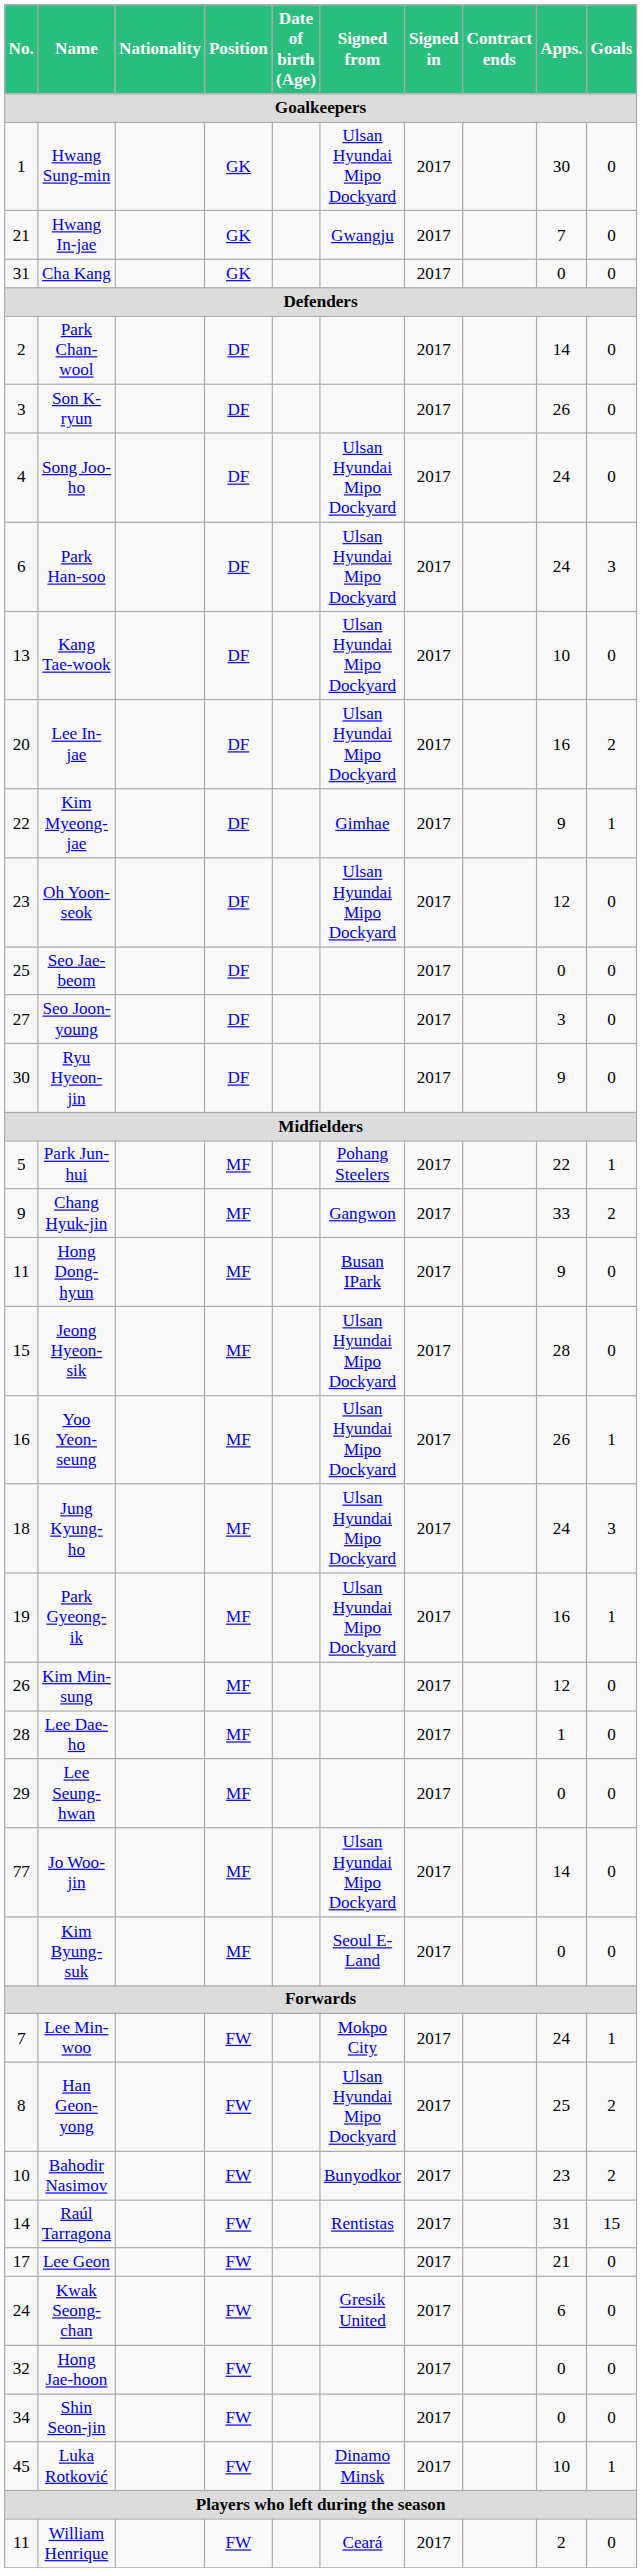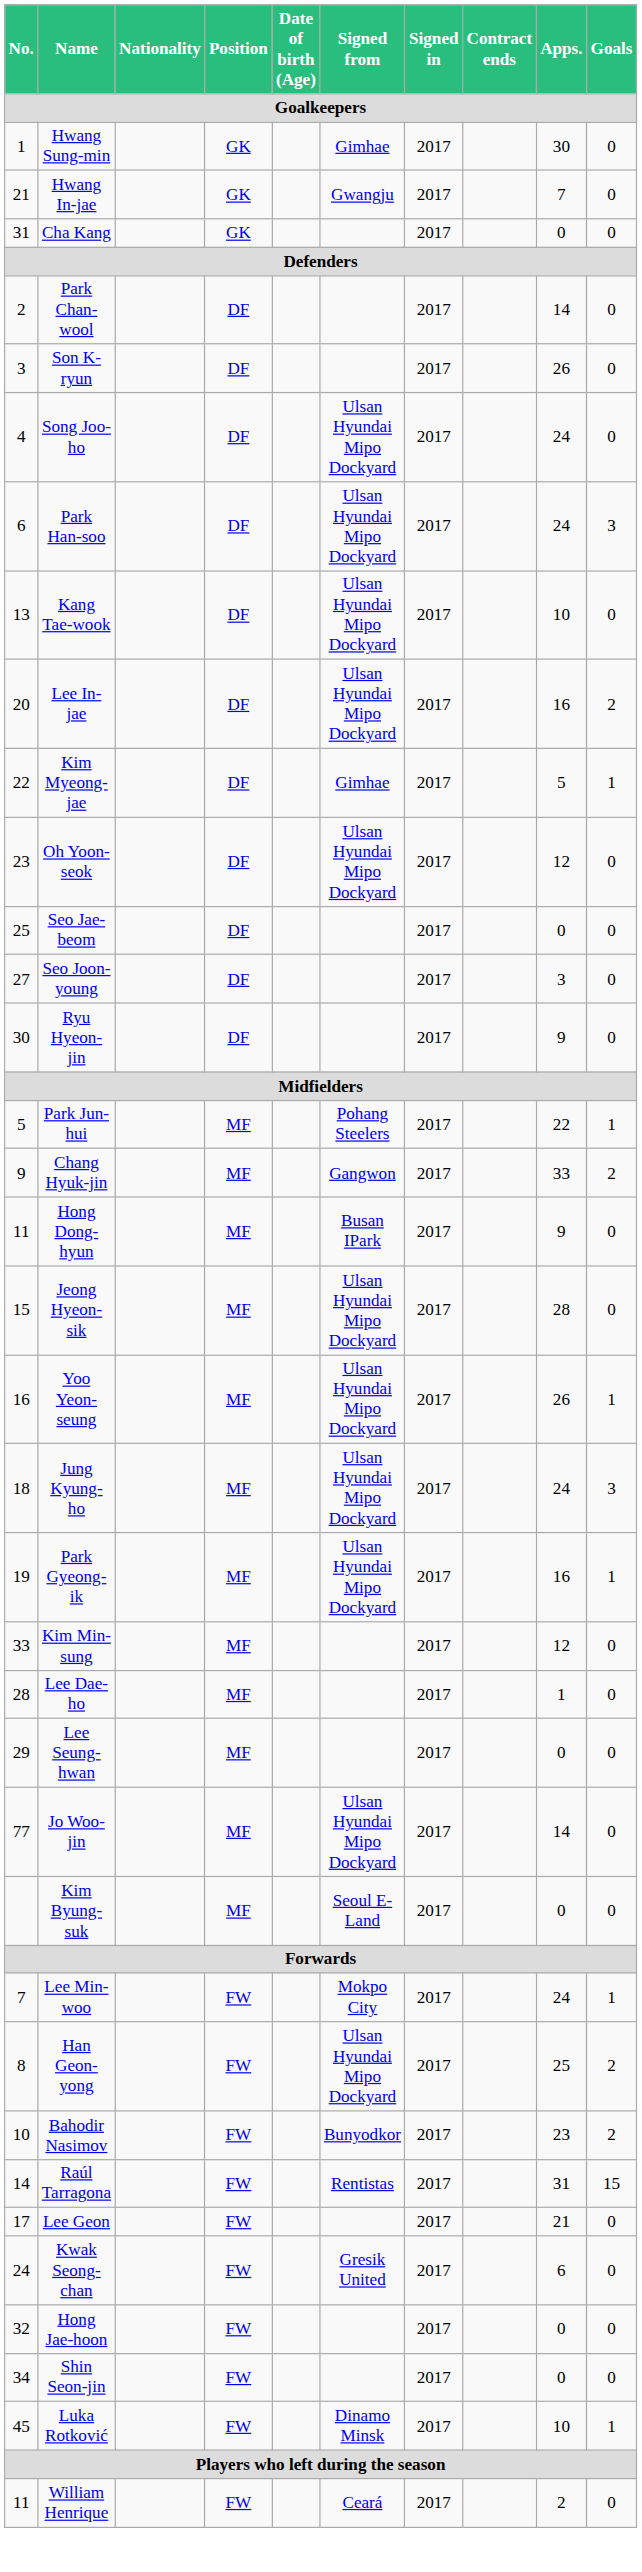(362, 166) Ulsan Hyundai Mipo Dockyard -> (362, 146) Gimhae
(561, 823) 9 -> (561, 783) 5
(21, 1686) 26 -> (21, 1646) 33
